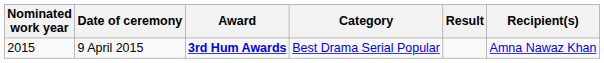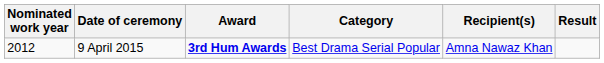columns swapped: (543, 21) <-> (465, 21)
(21, 48) 2015 -> (21, 48) 2012
